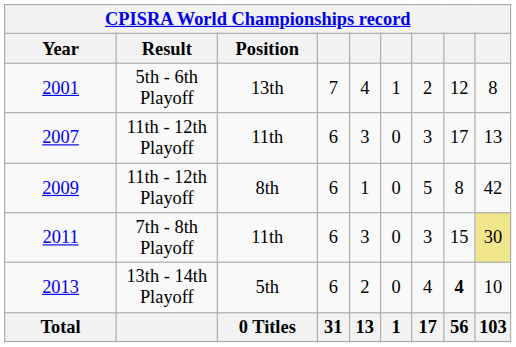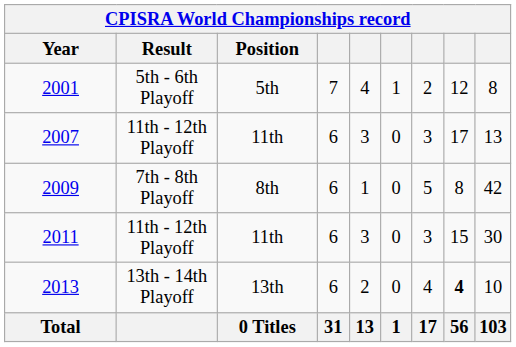(267, 87) 13th -> (267, 87) 5th
(167, 187) 11th - 12th Playoff -> (167, 187) 7th - 8th Playoff
(167, 237) 7th - 8th Playoff -> (167, 237) 11th - 12th Playoff
(493, 237) khaki background -> (493, 237) no background
(267, 287) 5th -> (267, 287) 13th
